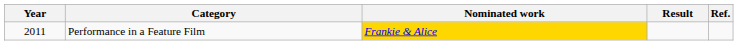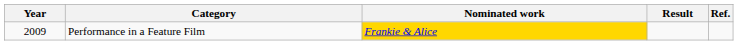(35, 31) 2011 -> (35, 31) 2009
